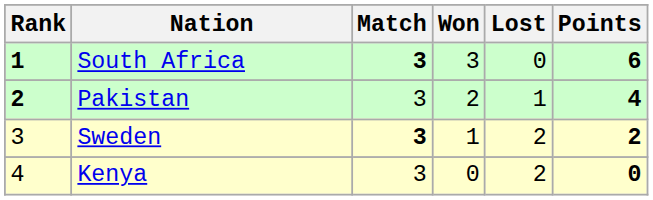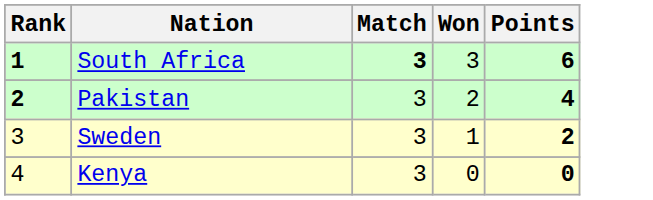- column: (519, 24)
(420, 138) bold -> (420, 138) normal
